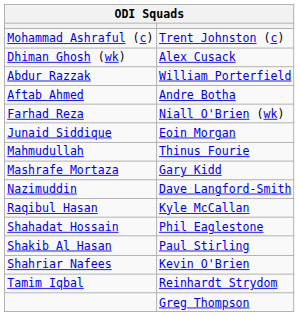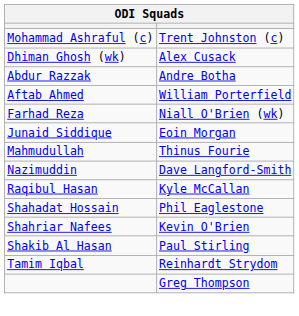(225, 76) William Porterfield -> (197, 76) Andre Botha
(197, 95) Andre Botha -> (225, 95) William Porterfield
- row: (63, 170)
rows swapped: (59, 265) <-> (59, 246)
